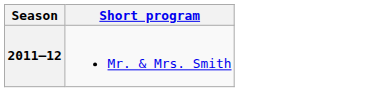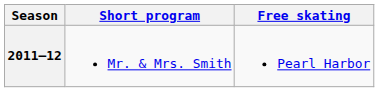+ column: (304, 15)
